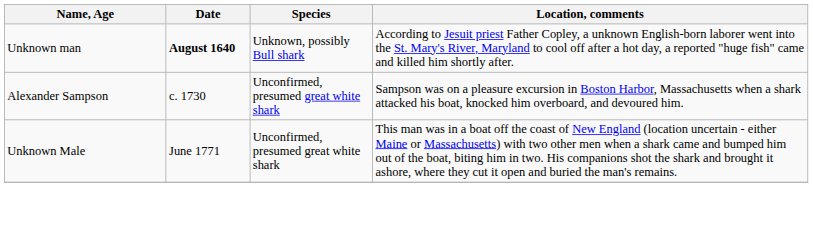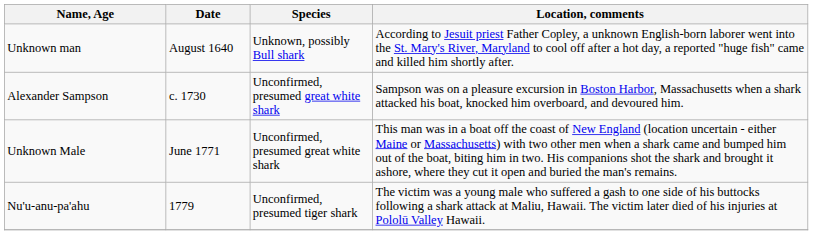(202, 48) bold -> (201, 48) normal
+ row: (48, 205)
